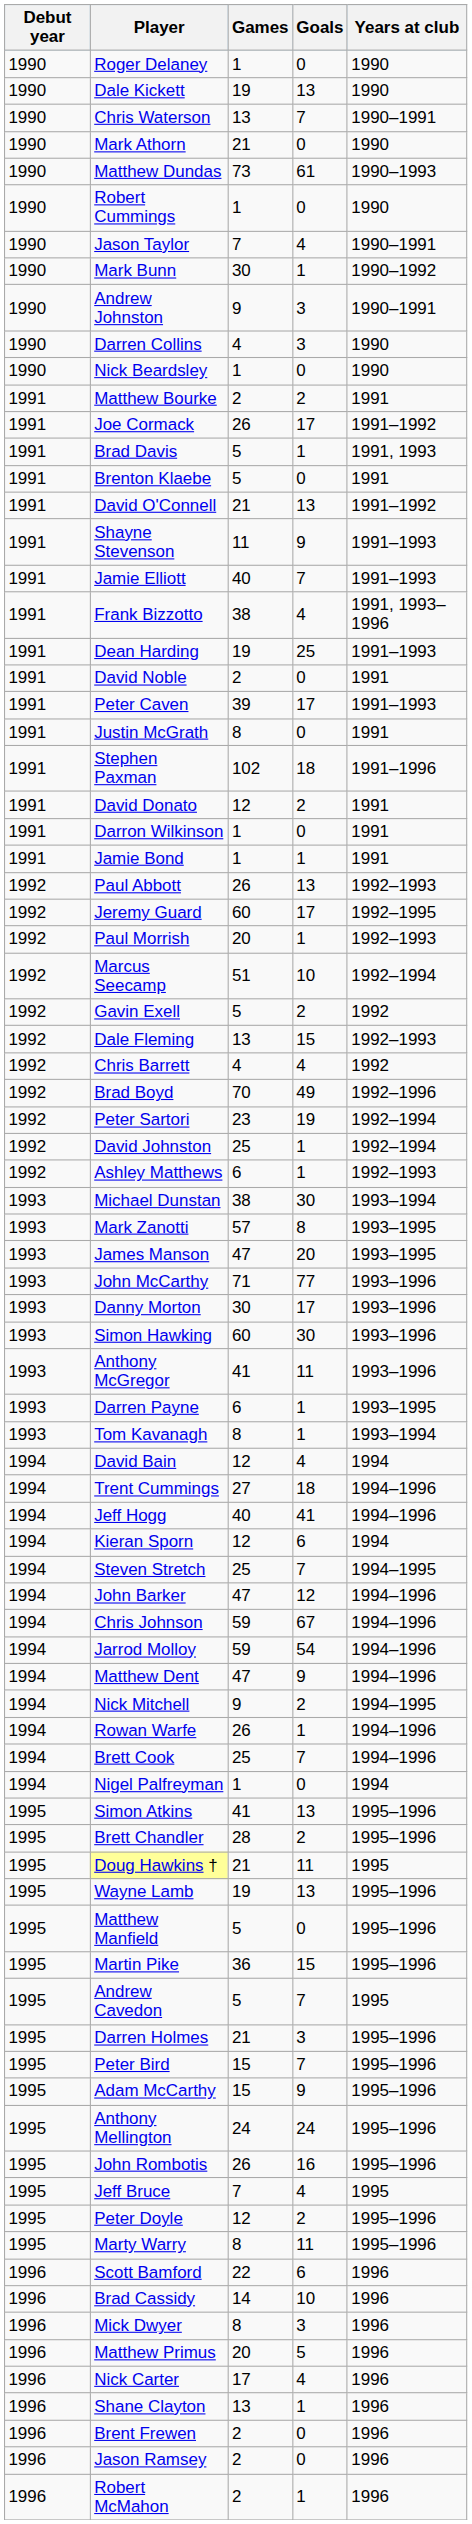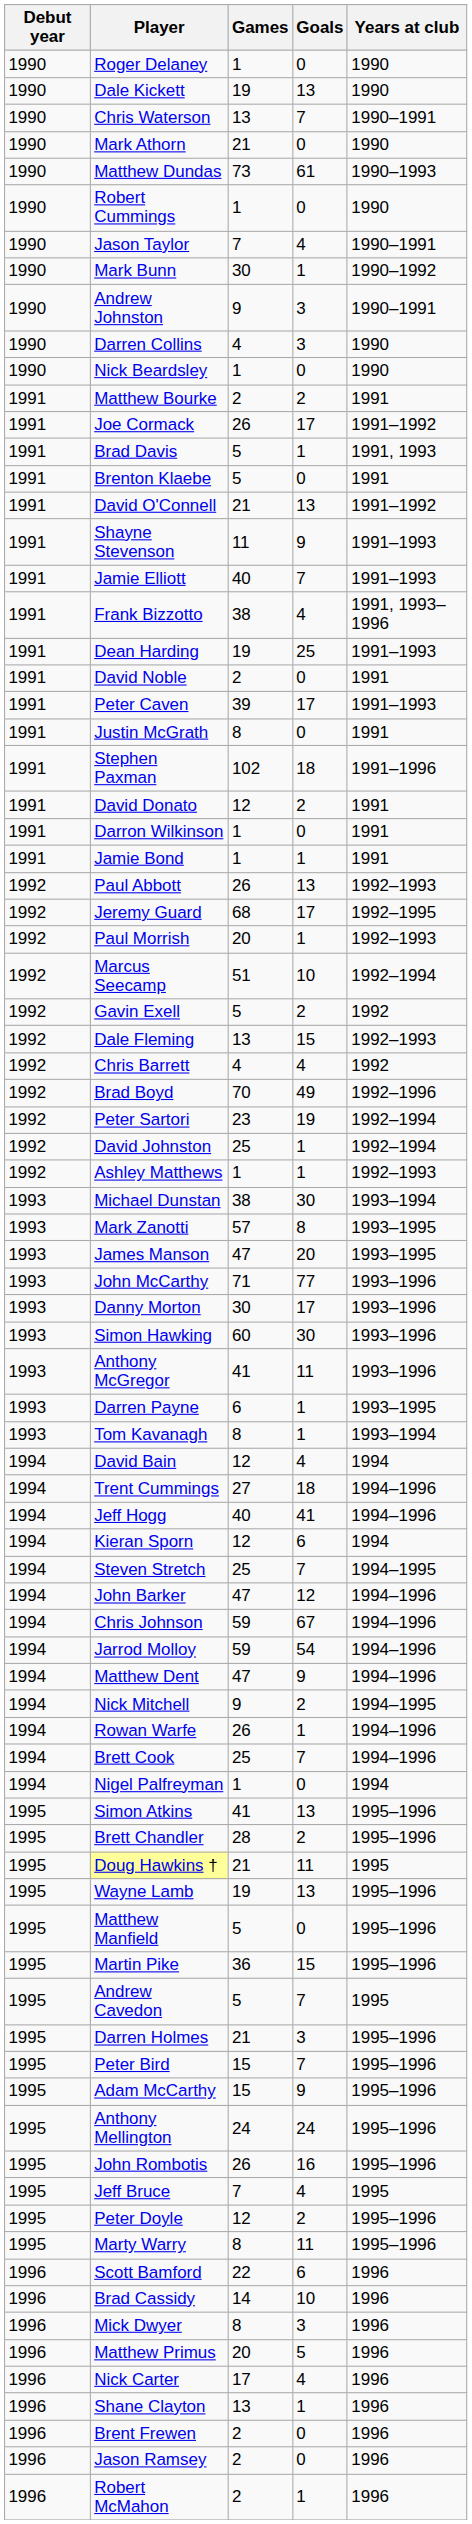(241, 912) 60 -> (241, 912) 68
(237, 1173) 6 -> (237, 1173) 1
